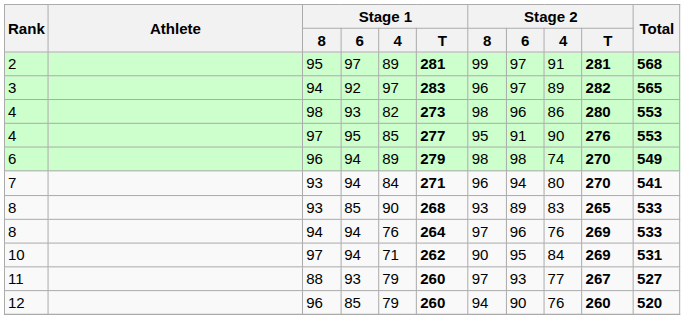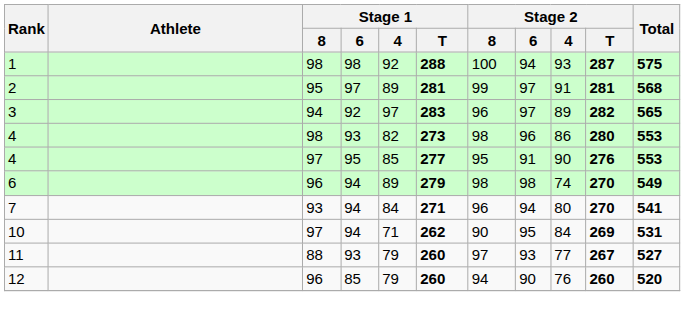+ row: (12, 64)
- row: (12, 207)
- row: (12, 231)
